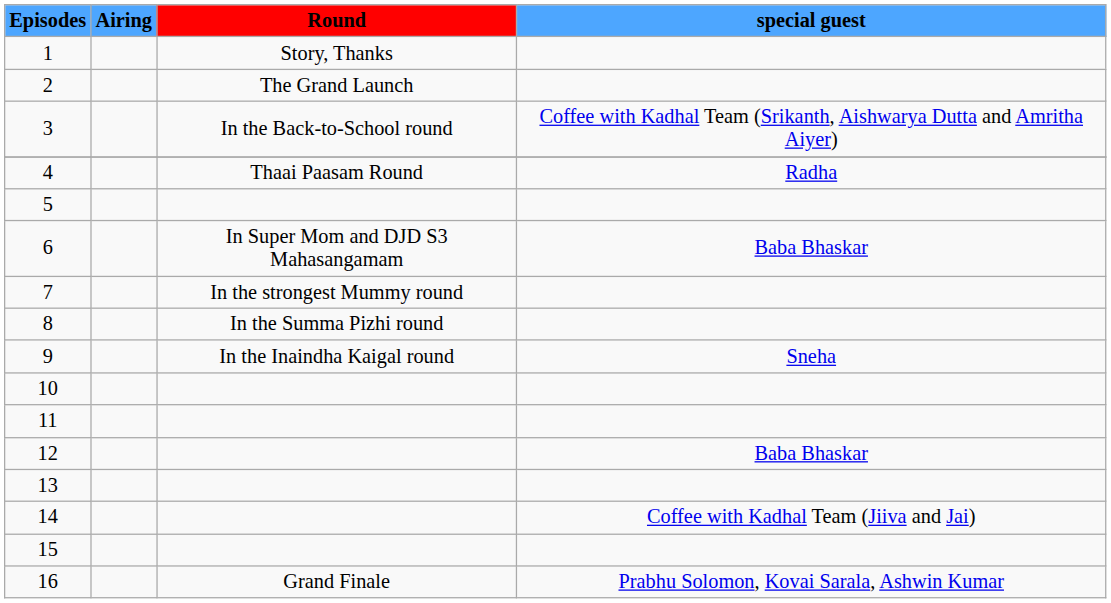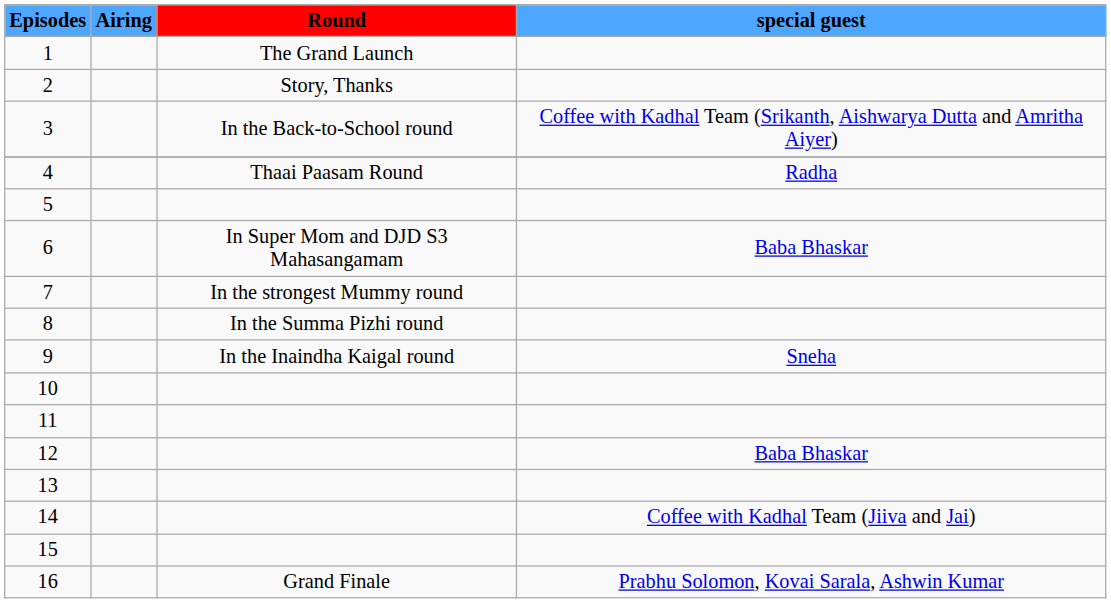(337, 52) Story, Thanks -> (337, 52) The Grand Launch
(337, 85) The Grand Launch -> (337, 85) Story, Thanks
